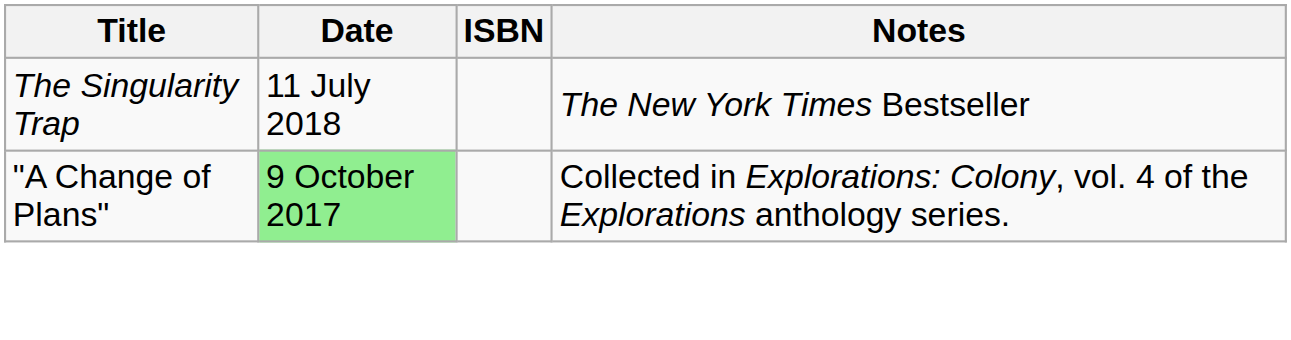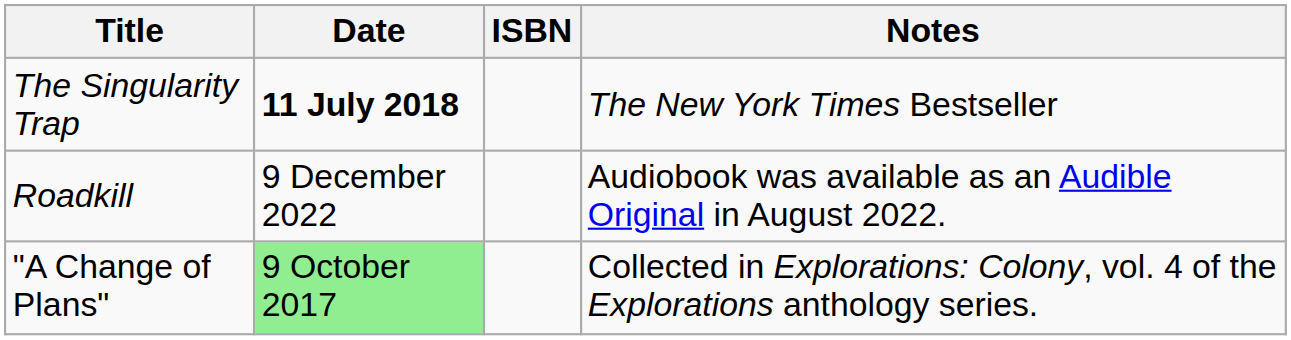(318, 103) normal -> (360, 103) bold
+ row: (73, 195)
